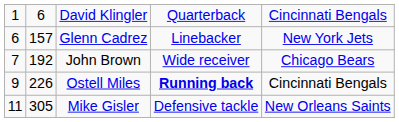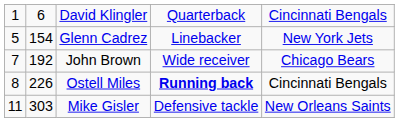(15, 38) 6 -> (15, 38) 5
(41, 38) 157 -> (41, 38) 154
(15, 83) 9 -> (15, 83) 8
(41, 106) 305 -> (41, 106) 303
